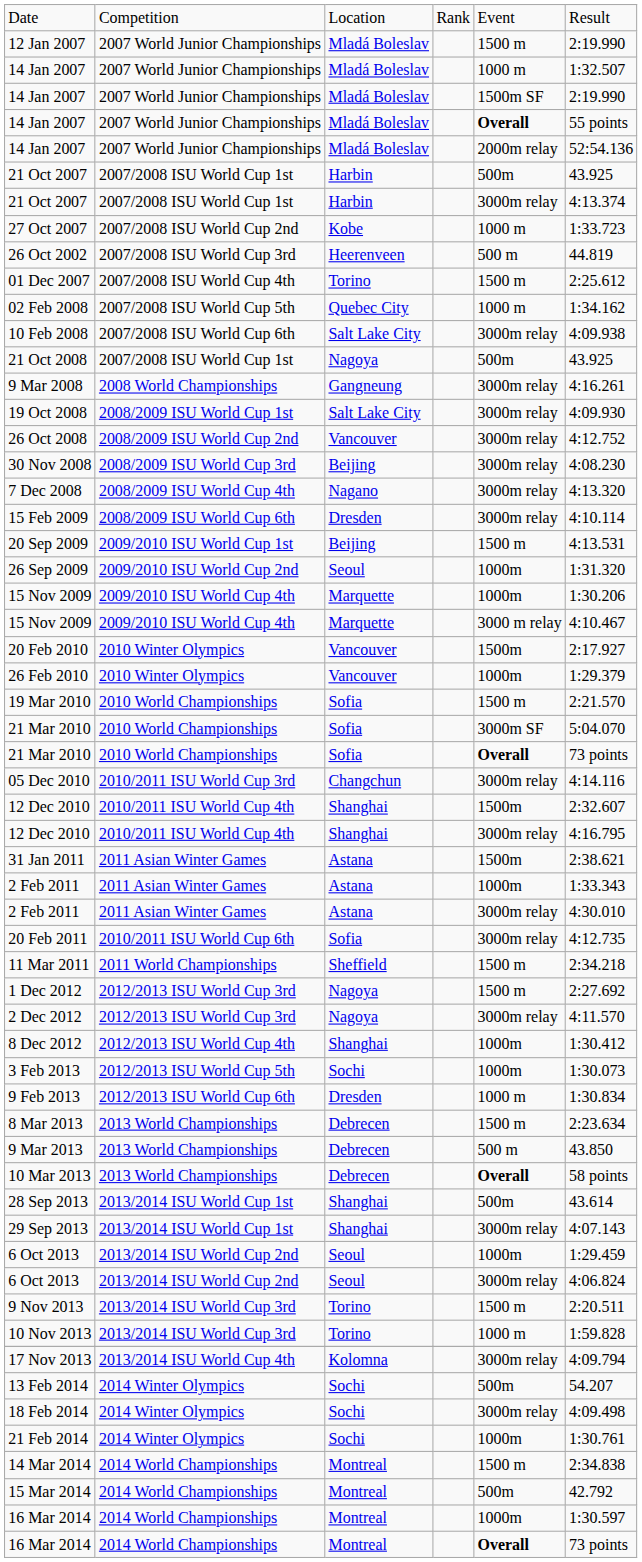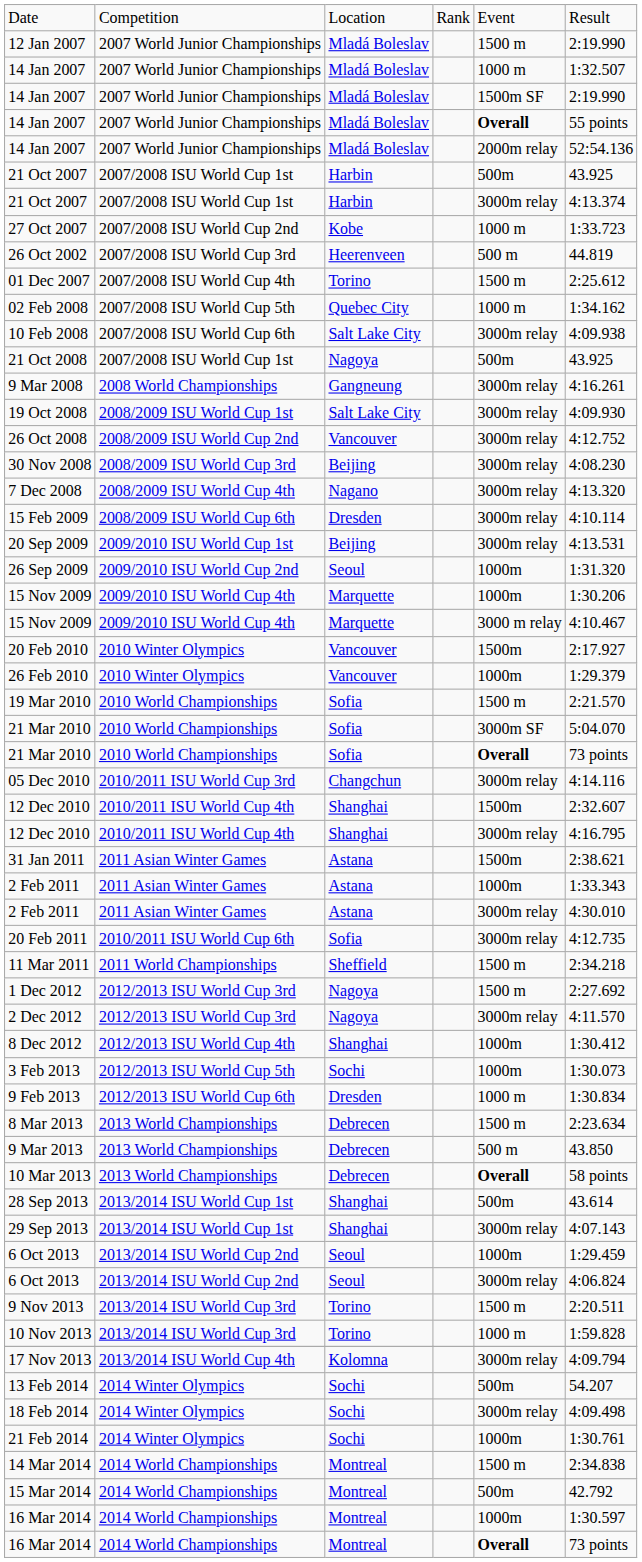(502, 544) 1500 m -> (518, 544) 3000m relay
